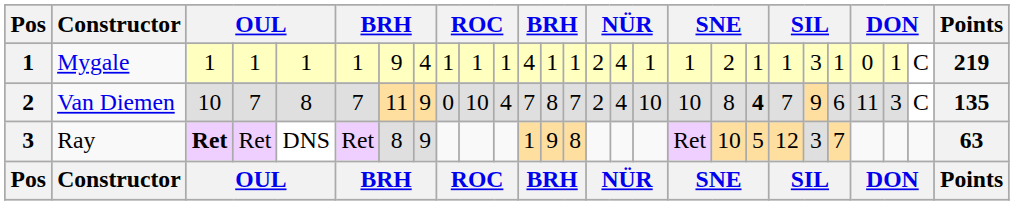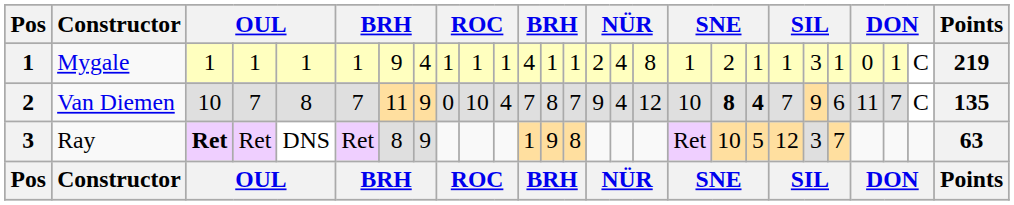(650, 62) 1 -> (650, 62) 8
(598, 101) 2 -> (598, 101) 9
(650, 101) 10 -> (650, 101) 12
(729, 101) normal -> (729, 101) bold
(896, 101) 3 -> (896, 101) 7
